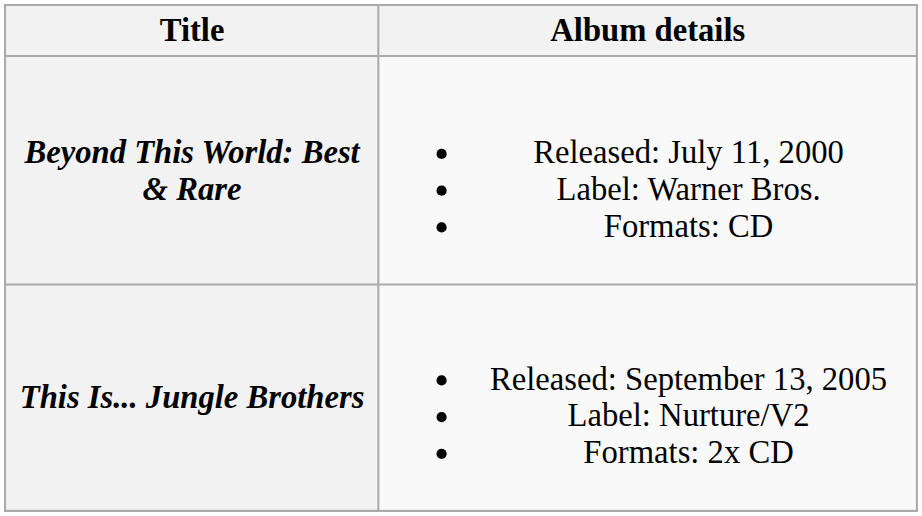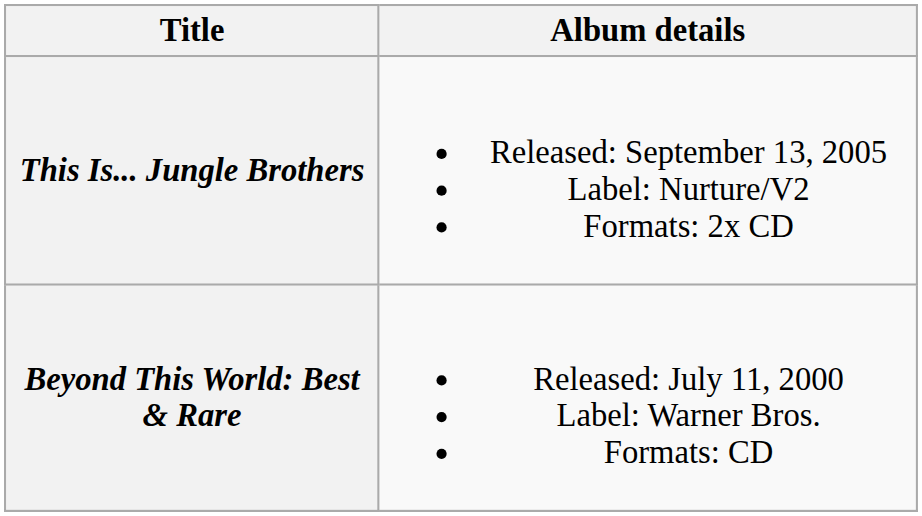rows swapped: (192, 169) <-> (192, 397)
